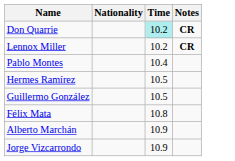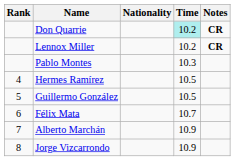+ column: (19, 13)
(159, 63) 10.4 -> (187, 63) 10.3
(159, 113) 10.8 -> (187, 113) 10.7
